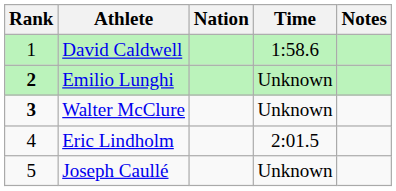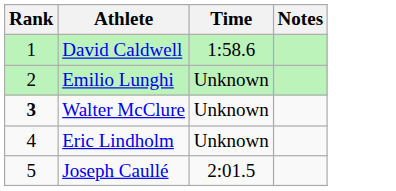- column: (221, 19)
(31, 79) bold -> (31, 79) normal
(295, 140) 2:01.5 -> (231, 140) Unknown
(295, 170) Unknown -> (231, 170) 2:01.5
